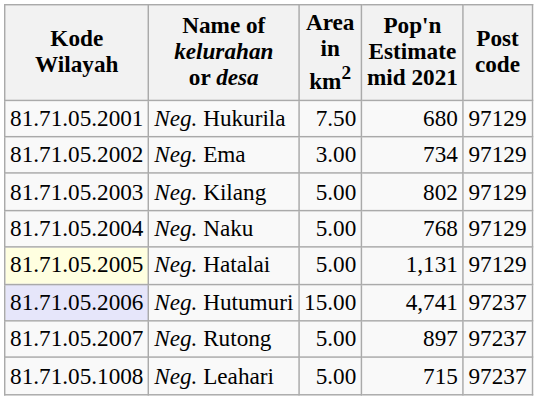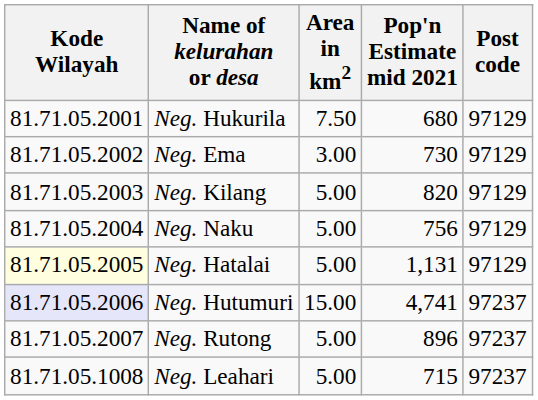(440, 154) 734 -> (440, 154) 730
(440, 191) 802 -> (440, 191) 820
(440, 228) 768 -> (440, 228) 756
(440, 338) 897 -> (440, 338) 896
